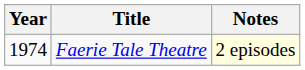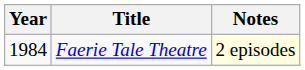(28, 49) 1974 -> (28, 49) 1984
